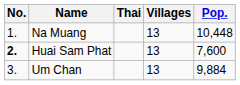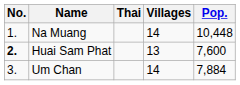(153, 32) 13 -> (153, 32) 14
(153, 70) 13 -> (153, 70) 14
(211, 70) 9,884 -> (211, 70) 7,884
